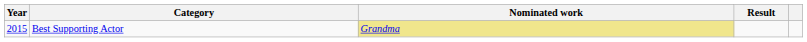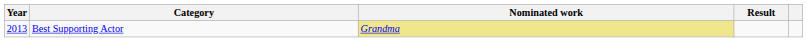(17, 28) 2015 -> (17, 28) 2013
